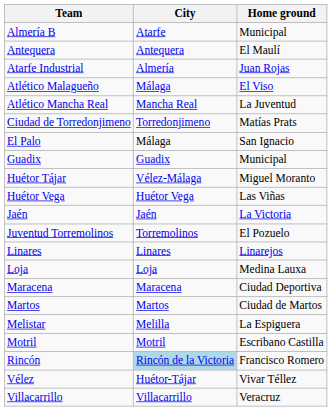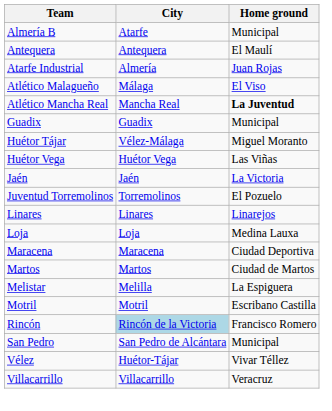(268, 104) normal -> (263, 104) bold
- row: (69, 123)
- row: (24, 141)
+ row: (31, 342)
